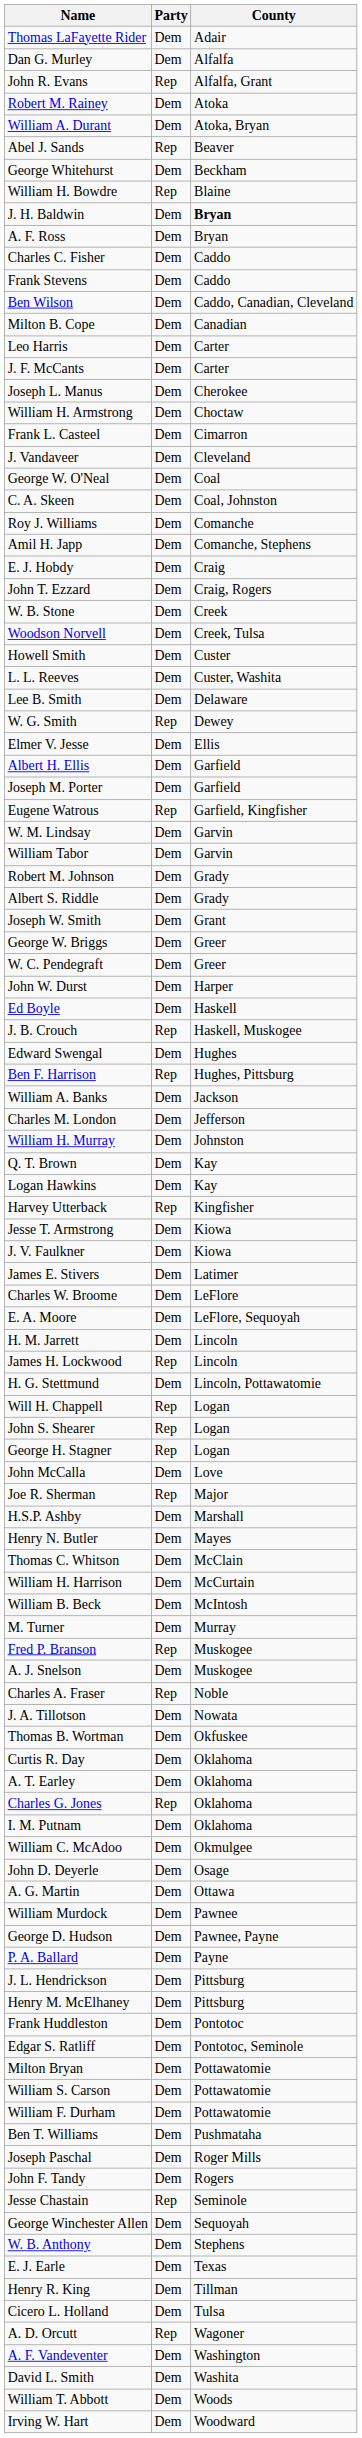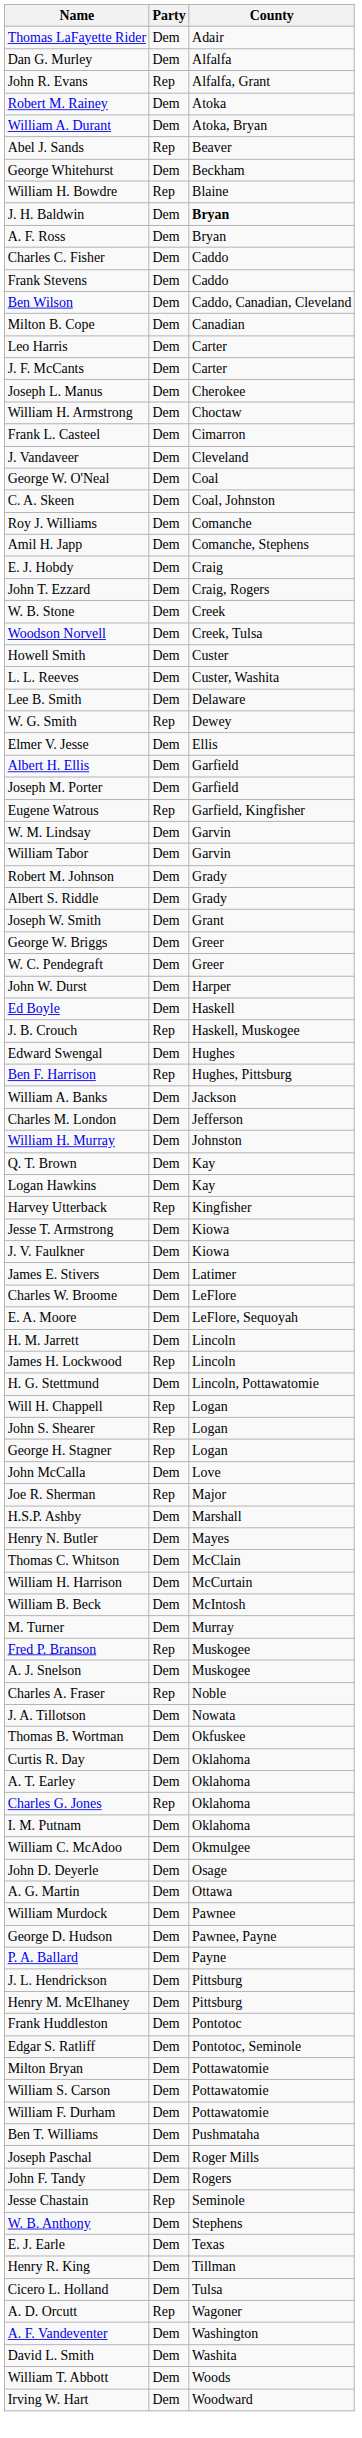- row: (78, 2223)
